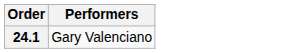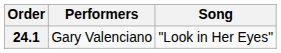+ column: (216, 15)
